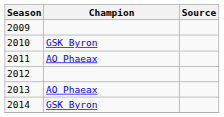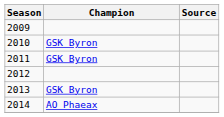(72, 58) AO Phaeax -> (72, 58) GSK Byron
(72, 89) AO Phaeax -> (72, 89) GSK Byron
(72, 105) GSK Byron -> (72, 105) AO Phaeax
